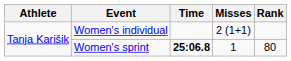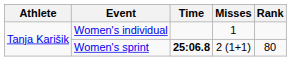(233, 31) 2 (1+1) -> (233, 31) 1
(233, 48) 1 -> (233, 48) 2 (1+1)
